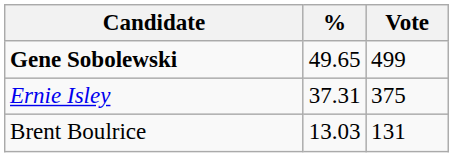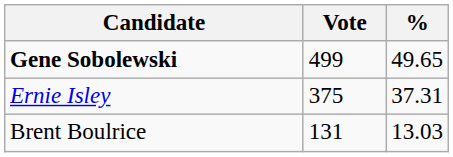columns swapped: (407, 22) <-> (335, 22)
